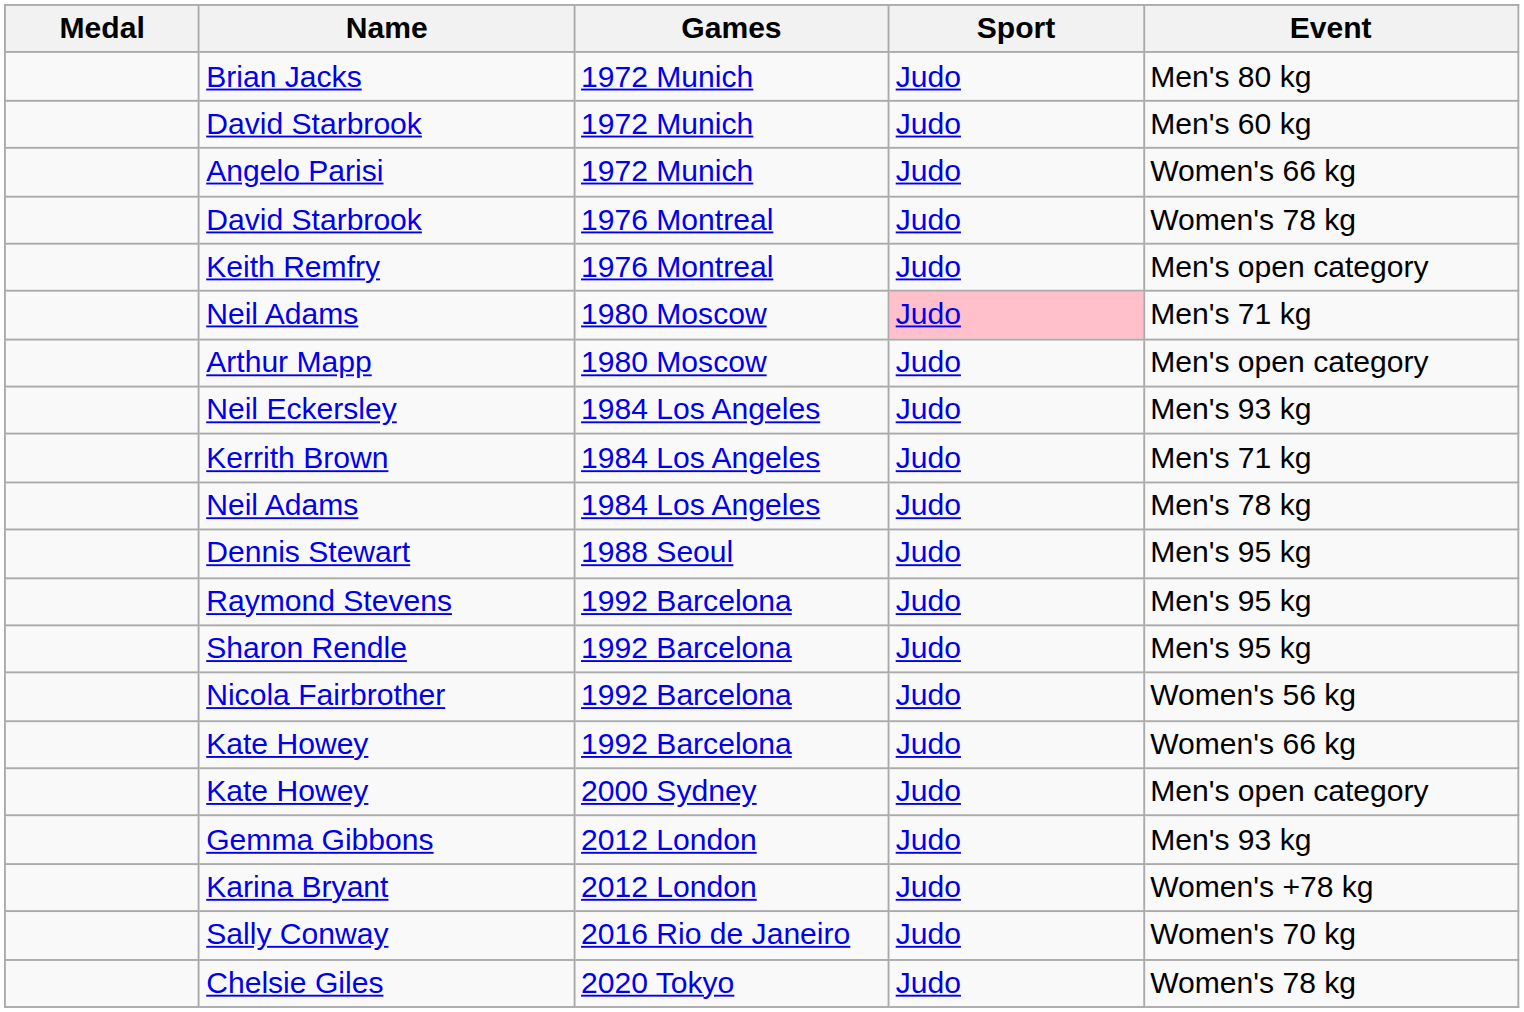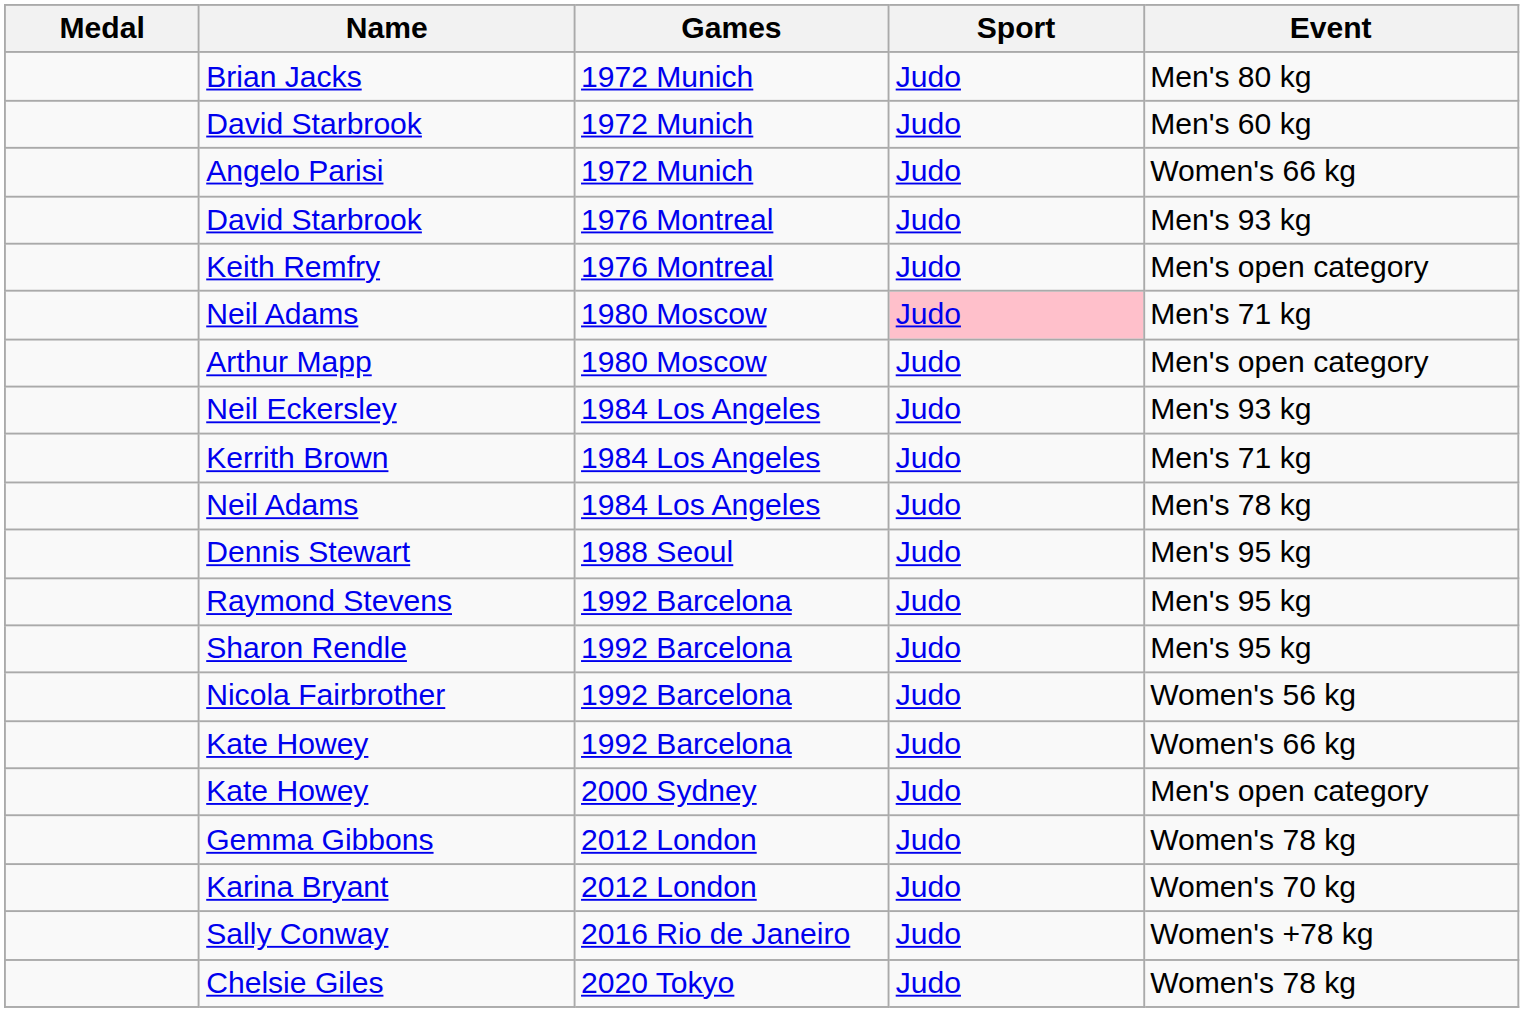(1253, 219) Women's 78 kg -> (1231, 219) Men's 93 kg
(1231, 839) Men's 93 kg -> (1253, 839) Women's 78 kg
(1262, 887) Women's +78 kg -> (1253, 887) Women's 70 kg
(1253, 934) Women's 70 kg -> (1262, 934) Women's +78 kg
